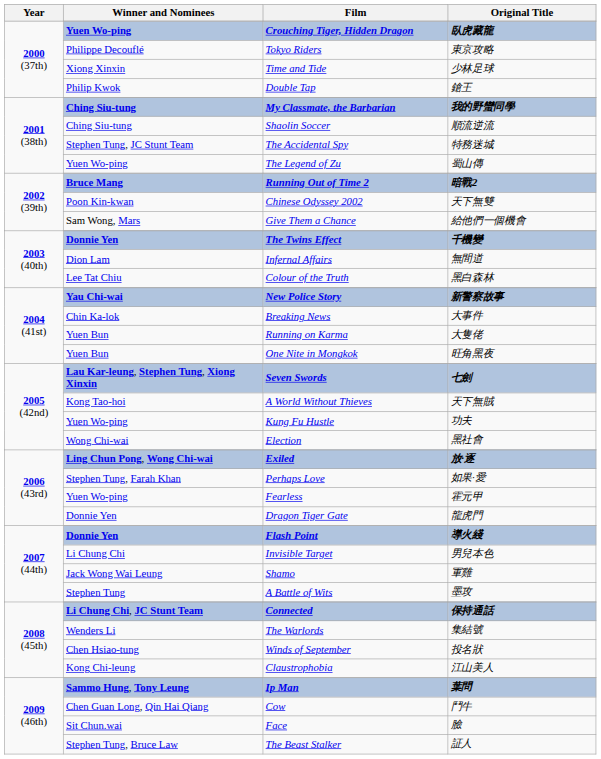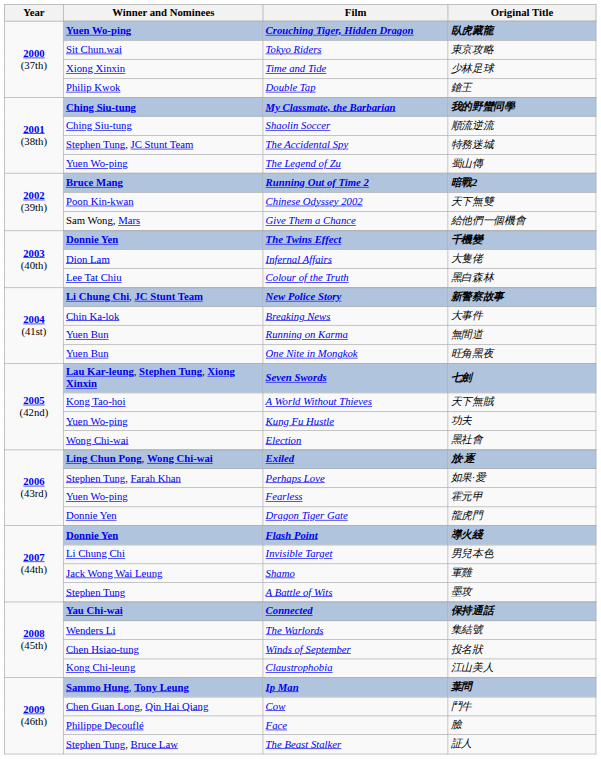(105, 50) Philippe Decouflé -> (94, 50) Sit Chun.wai
(467, 258) 無間道 -> (467, 258) 大隻佬
(94, 297) Yau Chi-wai -> (134, 297) Li Chung Chi, JC Stunt Team
(467, 334) 大隻佬 -> (467, 334) 無間道
(134, 611) Li Chung Chi, JC Stunt Team -> (94, 611) Yau Chi-wai
(94, 725) Sit Chun.wai -> (105, 725) Philippe Decouflé
